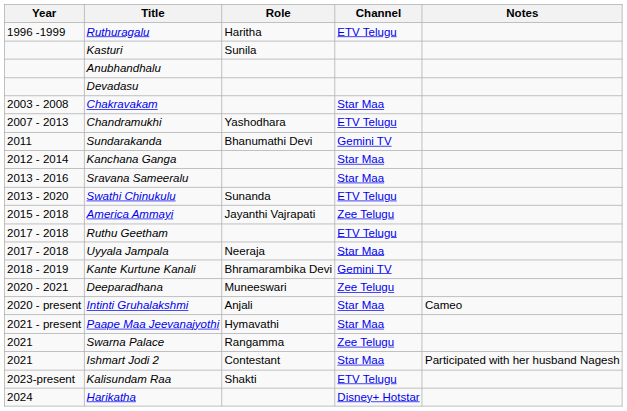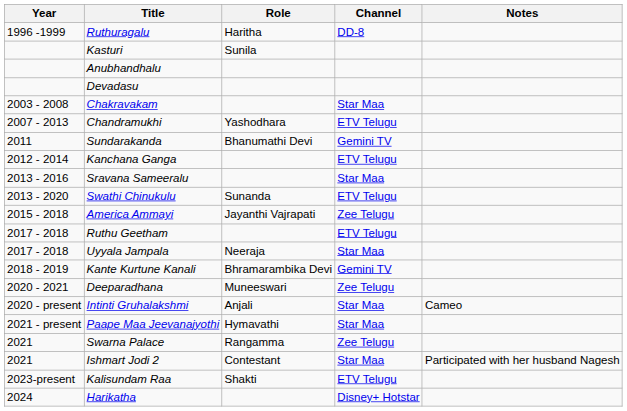(367, 31) ETV Telugu -> (351, 31) DD-8
(361, 159) Star Maa -> (367, 159) ETV Telugu
